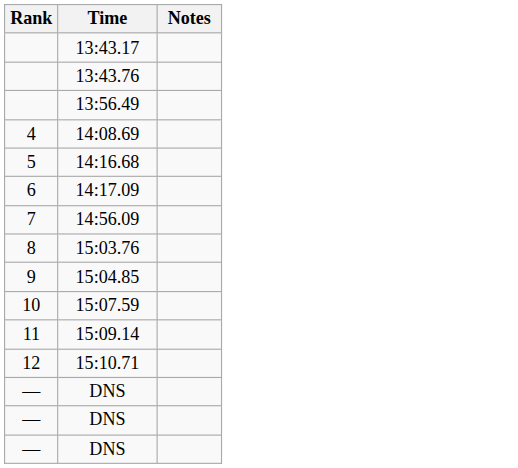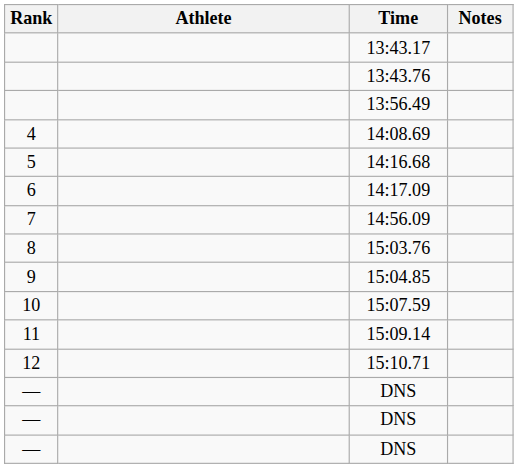+ column: (204, 18)
